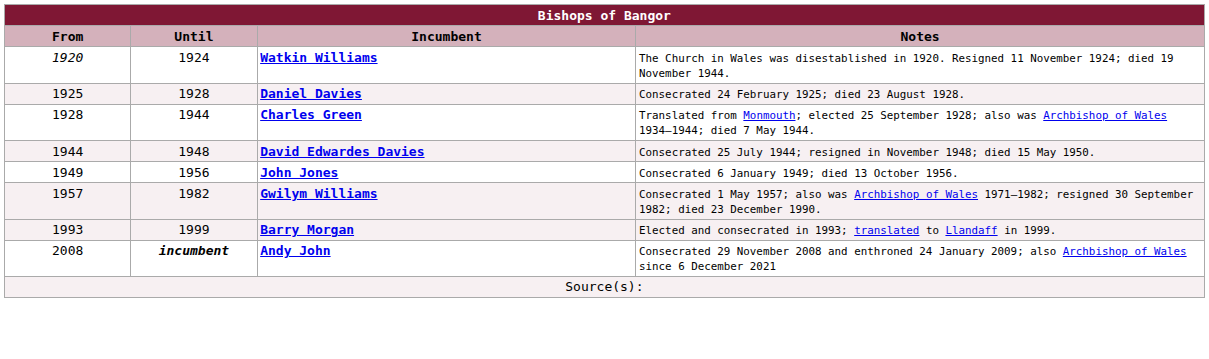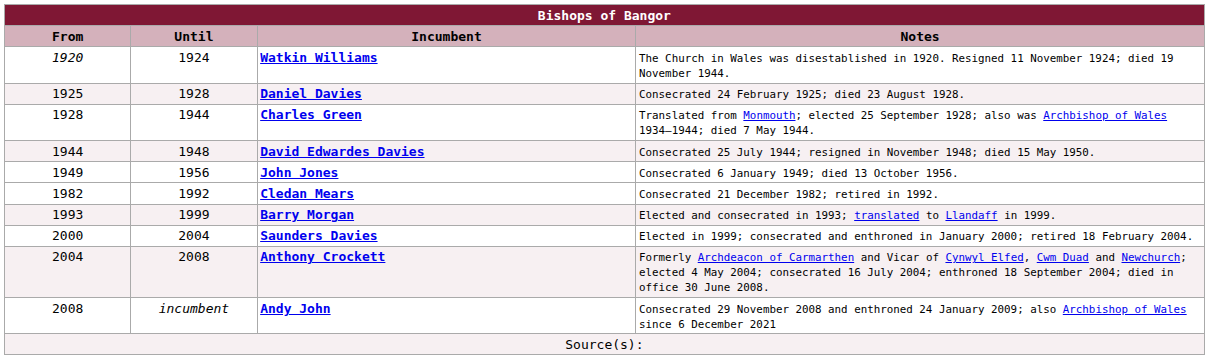- row: (319, 193)
+ row: (307, 193)
+ row: (319, 236)
+ row: (323, 257)
(194, 251) bold -> (194, 308) normal
